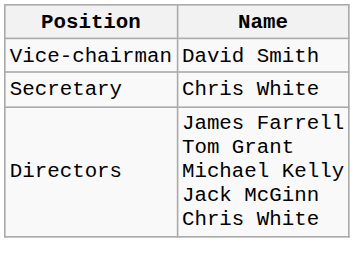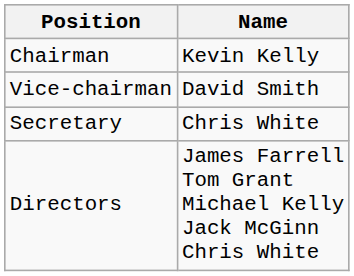+ row: (60, 56)
